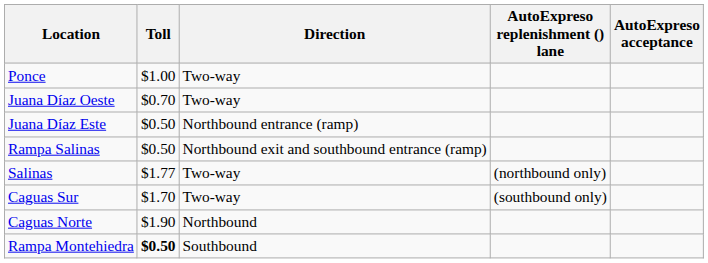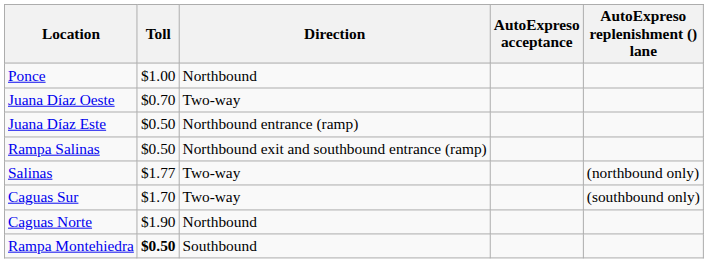columns swapped: (657, 33) <-> (550, 33)
(211, 75) Two-way -> (220, 75) Northbound
